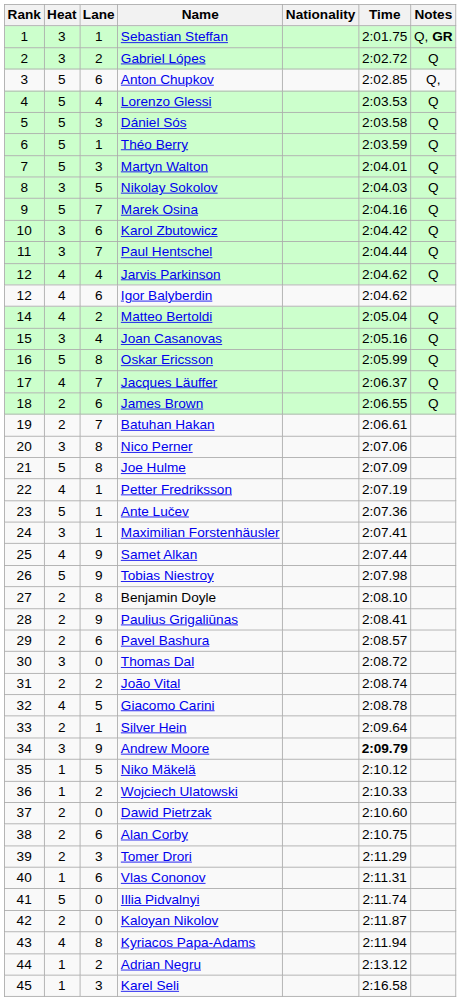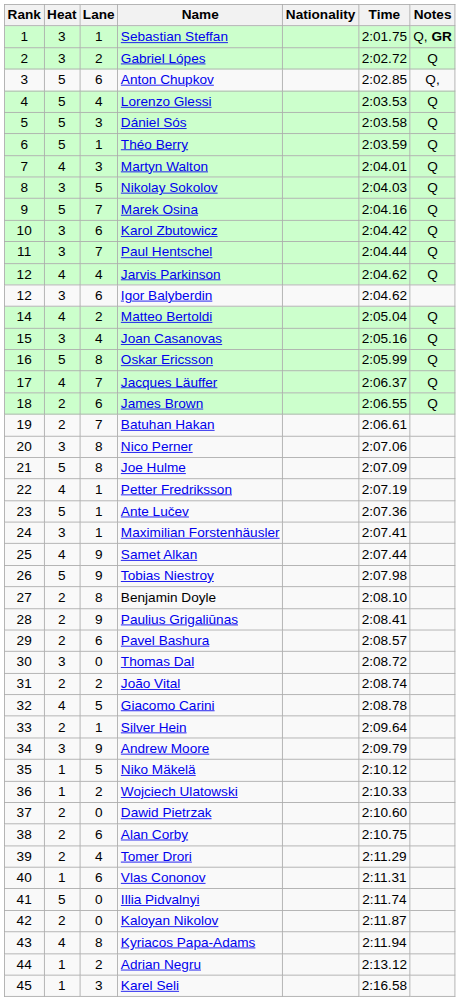(62, 166) 5 -> (62, 166) 4
(62, 295) 4 -> (62, 295) 3
(385, 748) bold -> (384, 748) normal
(99, 856) 3 -> (99, 856) 4
